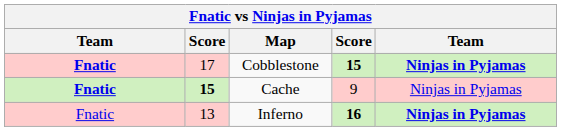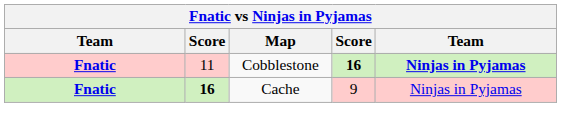(207, 65) 17 -> (207, 65) 11
(354, 65) 15 -> (354, 65) 16
(207, 89) 15 -> (207, 89) 16
- row: (280, 114)
